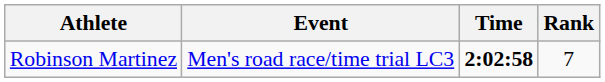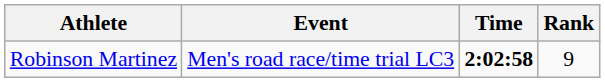(569, 58) 7 -> (569, 58) 9
